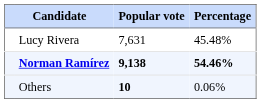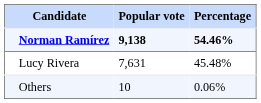rows swapped: (64, 63) <-> (49, 39)
(125, 86) bold -> (125, 86) normal
